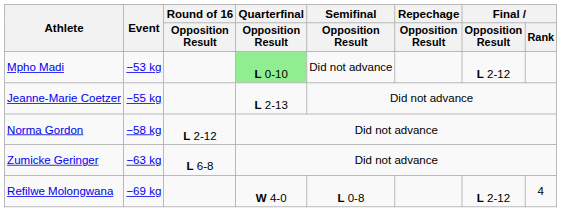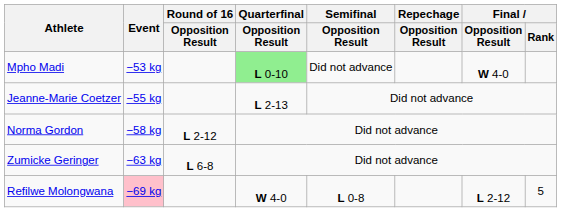(493, 74) L 2-12 -> (493, 74) W 4-0
(144, 192) no background -> (144, 192) pink background
(541, 192) 4 -> (541, 192) 5
